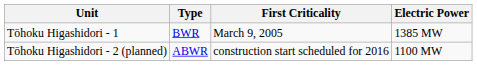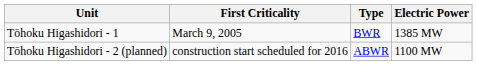columns swapped: (190, 13) <-> (301, 13)
